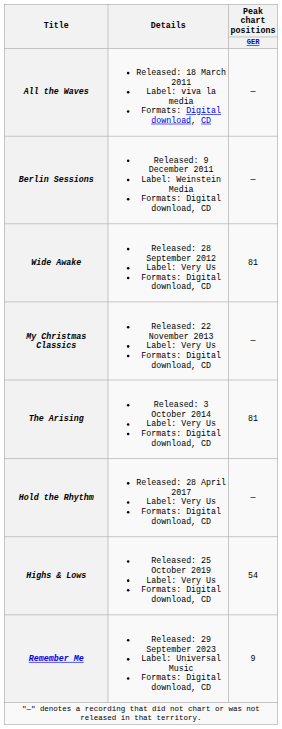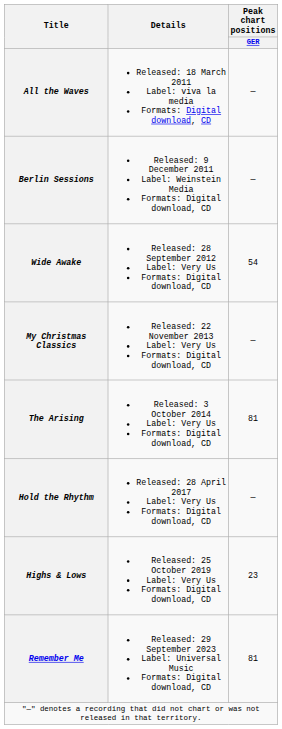(253, 263) 81 -> (253, 263) 54
(253, 576) 54 -> (253, 576) 23
(253, 659) 9 -> (253, 659) 81
